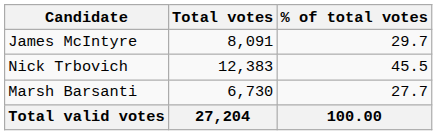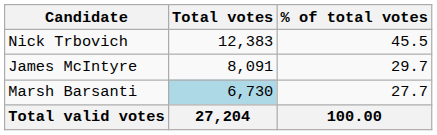rows swapped: (68, 67) <-> (73, 42)
(250, 92) no background -> (250, 92) lightblue background
